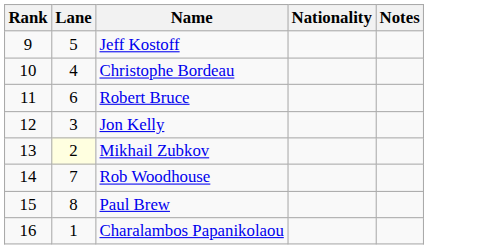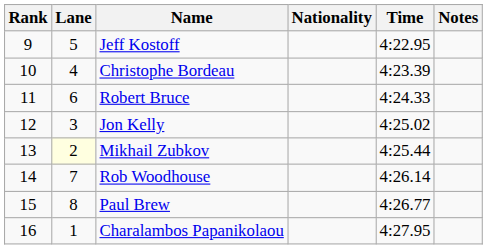+ column: (405, 17)
